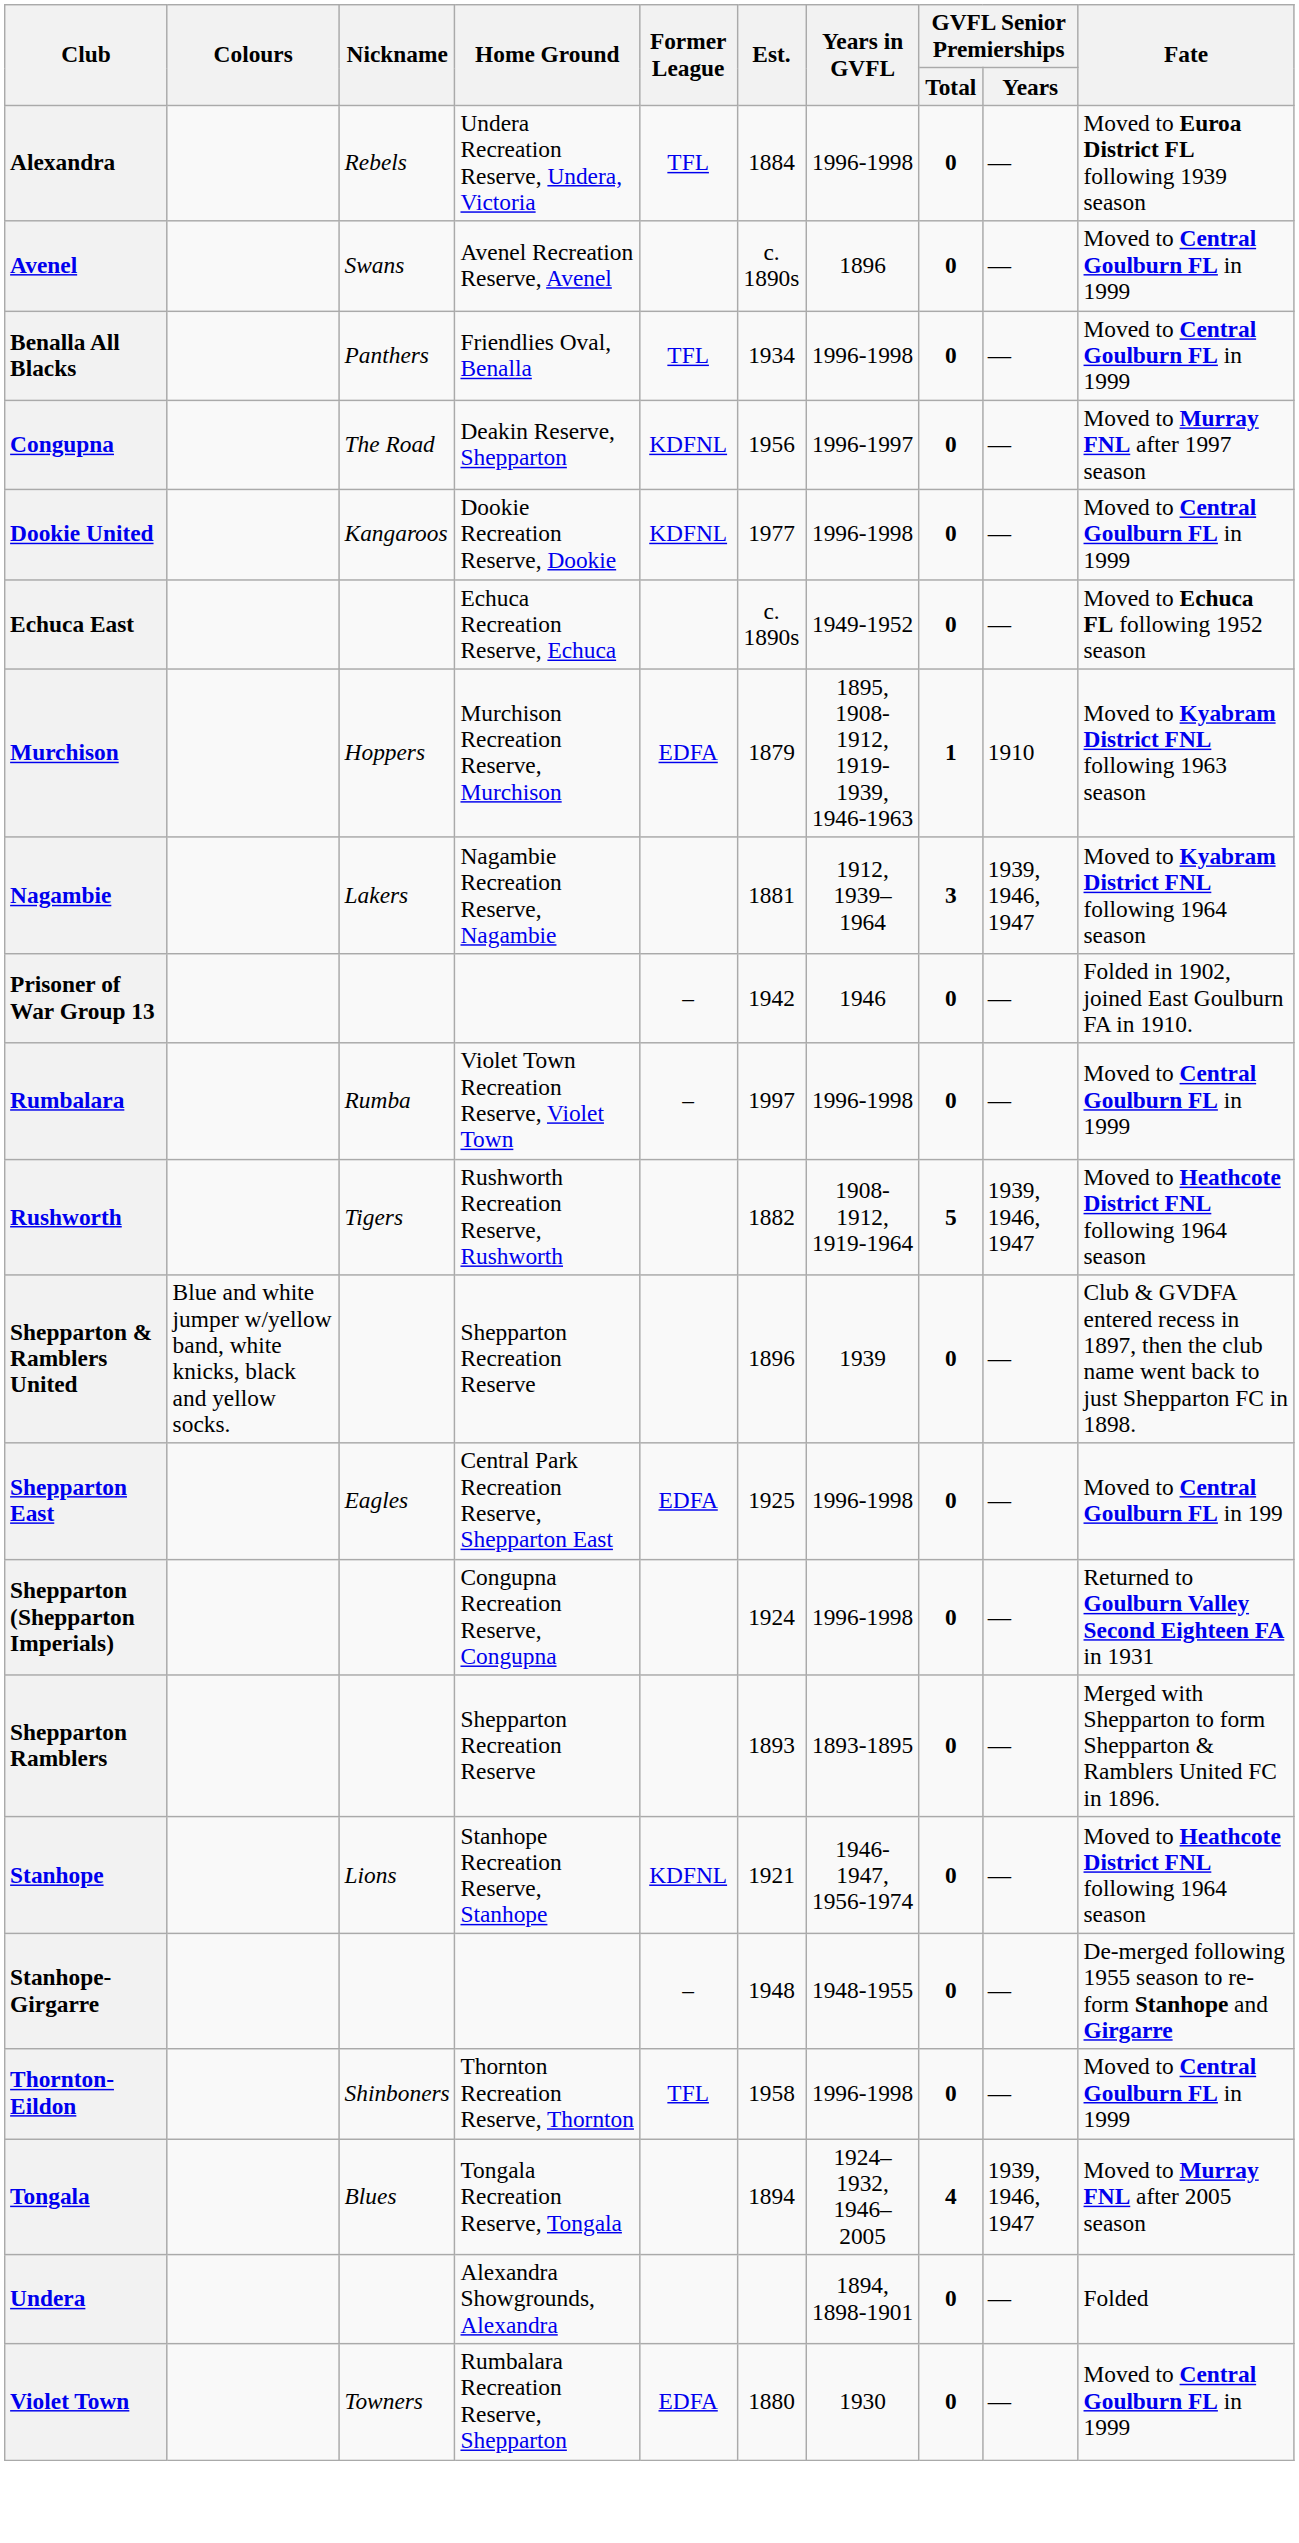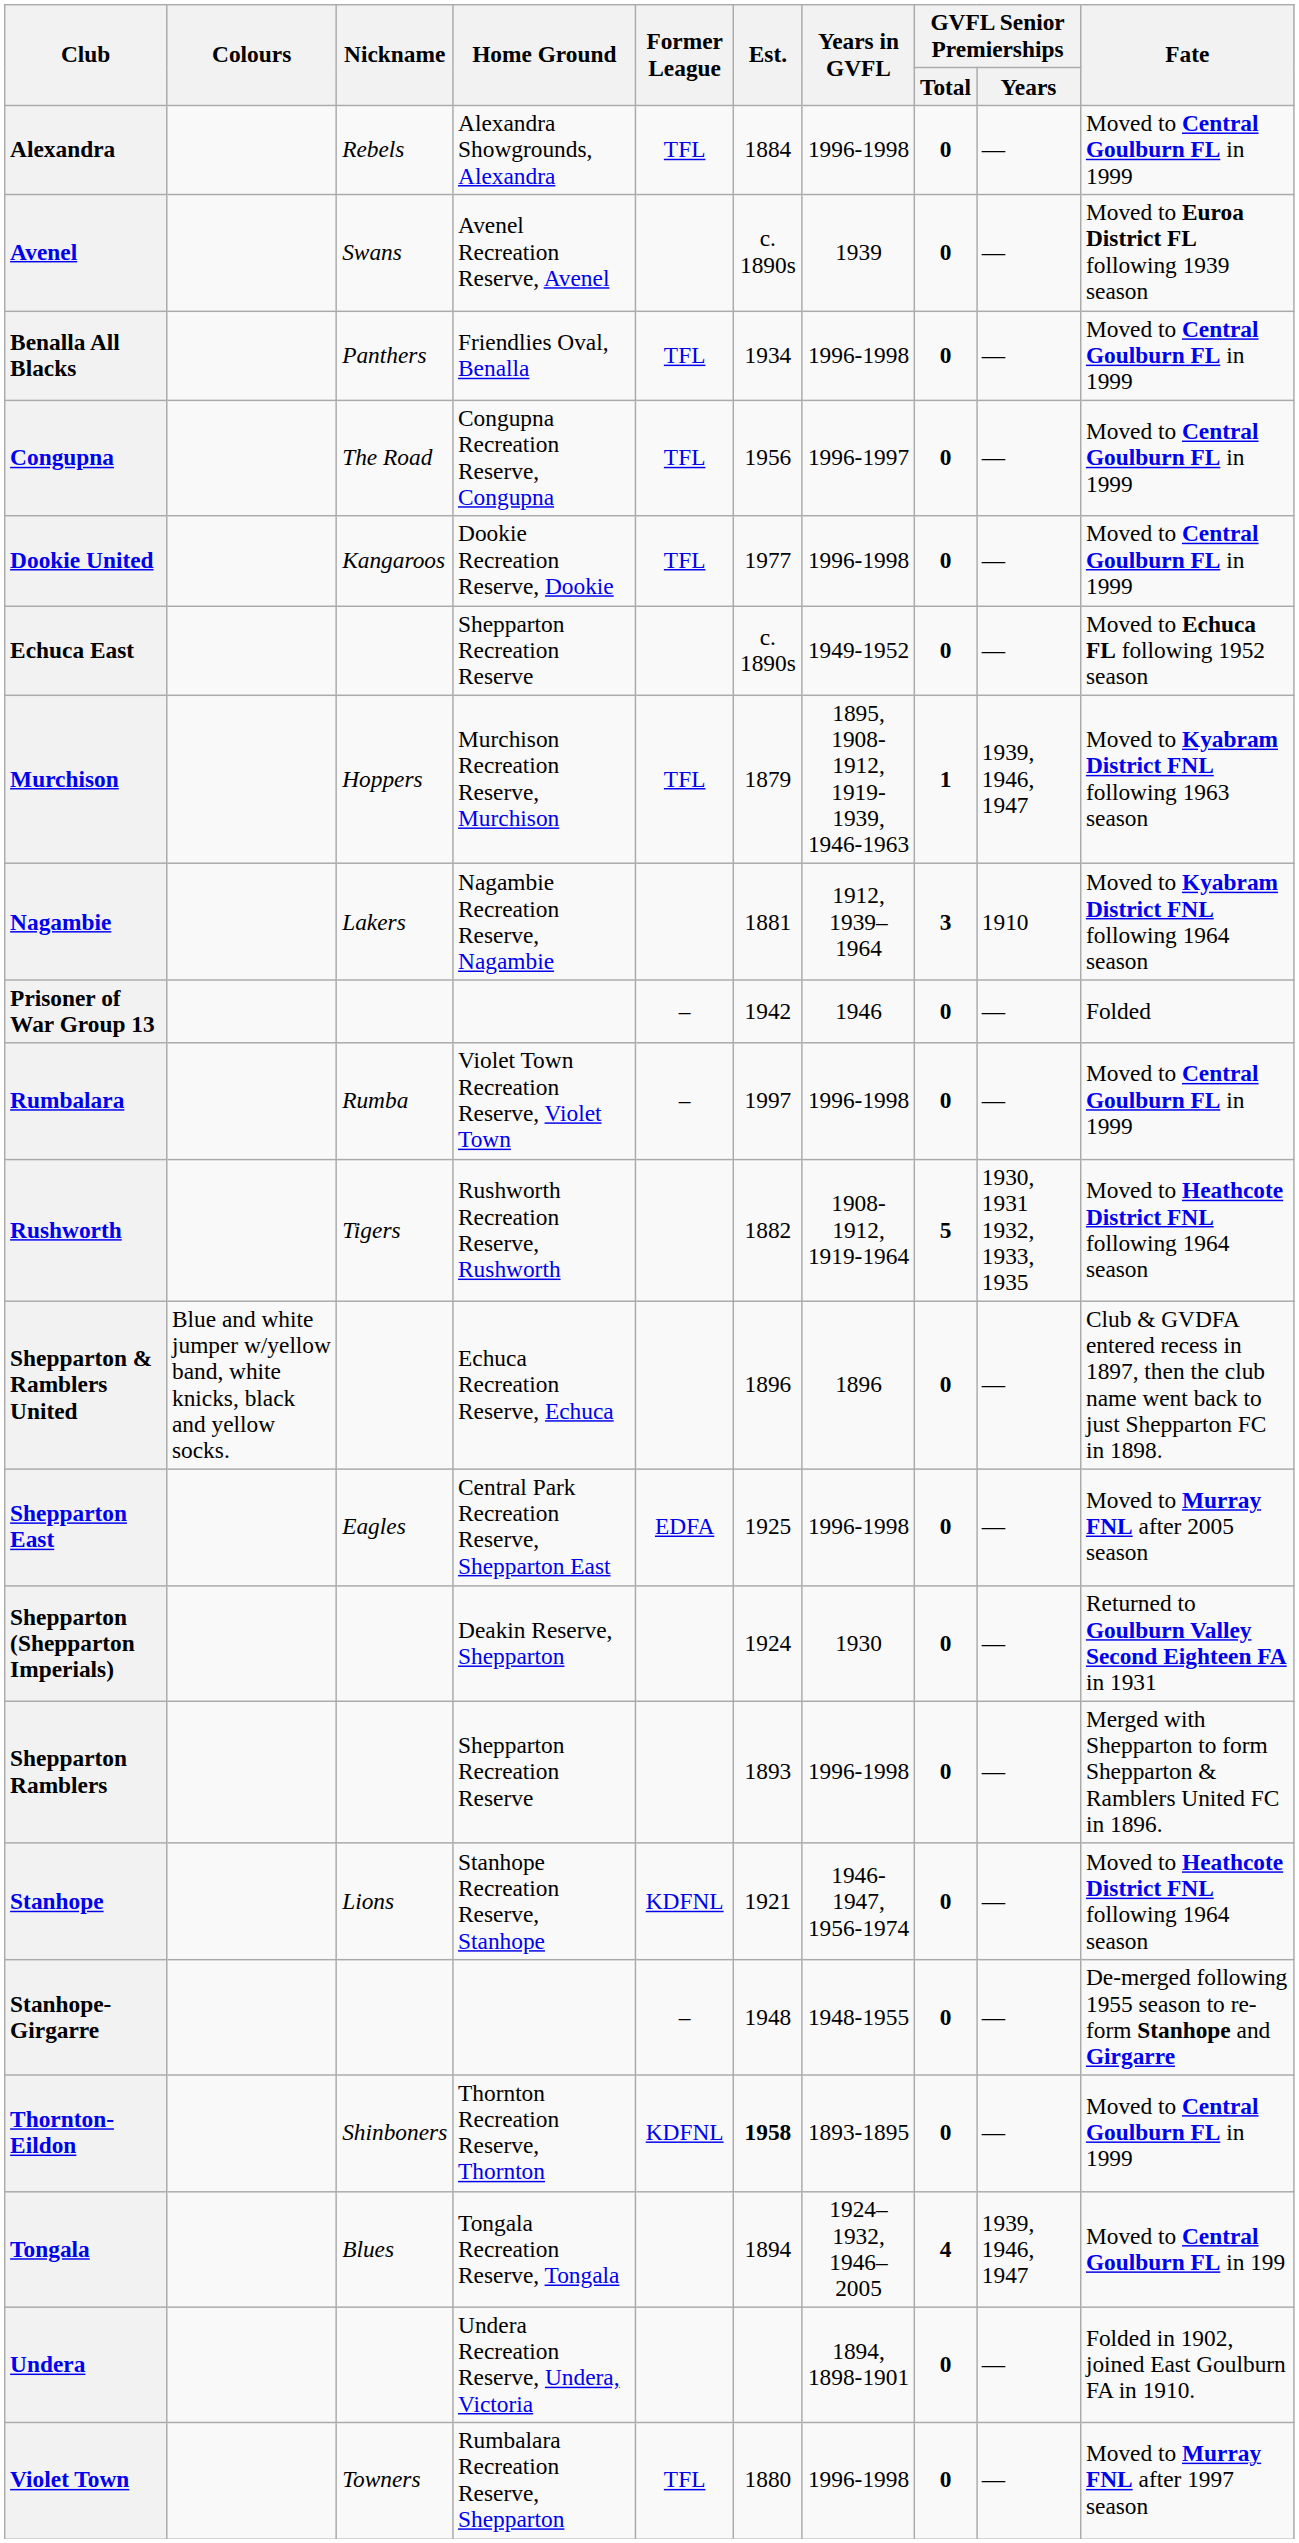(541, 162) Undera Recreation Reserve, Undera, Victoria -> (525, 149) Alexandra Showgrounds, Alexandra
(1162, 162) Moved to Euroa District FL following 1939 season -> (1172, 149) Moved to Central Goulburn FL in 1999
(863, 265) 1896 -> (858, 252) 1939
(1170, 265) Moved to Central Goulburn FL in 1999 -> (1165, 252) Moved to Euroa District FL following 1939 season
(538, 444) Deakin Reserve, Shepparton -> (509, 457) Congupna Recreation Reserve, Congupna
(688, 444) KDFNL -> (685, 457) TFL
(1171, 444) Moved to Murray FNL after 1997 season -> (1172, 457) Moved to Central Goulburn FL in 1999
(688, 534) KDFNL -> (685, 560) TFL
(538, 623) Echuca Recreation Reserve, Echuca -> (511, 650) Shepparton Recreation Reserve
(688, 753) EDFA -> (685, 779) TFL
(1011, 753) 1910 -> (1008, 779) 1939, 1946, 1947
(1014, 895) 1939, 1946, 1947 -> (1005, 921) 1910
(1183, 997) Folded in 1902, joined East Goulburn FA in 1910. -> (1118, 1011) Folded
(1014, 1216) 1939, 1946, 1947 -> (1008, 1229) 1930, 1931 1932, 1933, 1935
(514, 1358) Shepparton Recreation Reserve -> (536, 1385) Echuca Recreation Reserve, Echuca
(863, 1358) 1939 -> (858, 1385) 1896
(1183, 1500) Moved to Central Goulburn FL in 199 -> (1174, 1527) Moved to Murray FNL after 2005 season
(511, 1616) Congupna Recreation Reserve, Congupna -> (535, 1643) Deakin Reserve, Shepparton
(863, 1616) 1996-1998 -> (858, 1643) 1930
(863, 1745) 1893-1895 -> (858, 1772) 1996-1998
(688, 2093) TFL -> (685, 2132) KDFNL
(772, 2093) normal -> (768, 2132) bold
(863, 2093) 1996-1998 -> (858, 2132) 1893-1895
(1171, 2196) Moved to Murray FNL after 2005 season -> (1186, 2248) Moved to Central Goulburn FL in 199
(528, 2298) Alexandra Showgrounds, Alexandra -> (539, 2364) Undera Recreation Reserve, Undera, Victoria
(1116, 2298) Folded -> (1186, 2364) Folded in 1902, joined East Goulburn FA in 1910.
(688, 2401) EDFA -> (685, 2480) TFL
(863, 2401) 1930 -> (858, 2480) 1996-1998
(1170, 2401) Moved to Central Goulburn FL in 1999 -> (1174, 2480) Moved to Murray FNL after 1997 season
